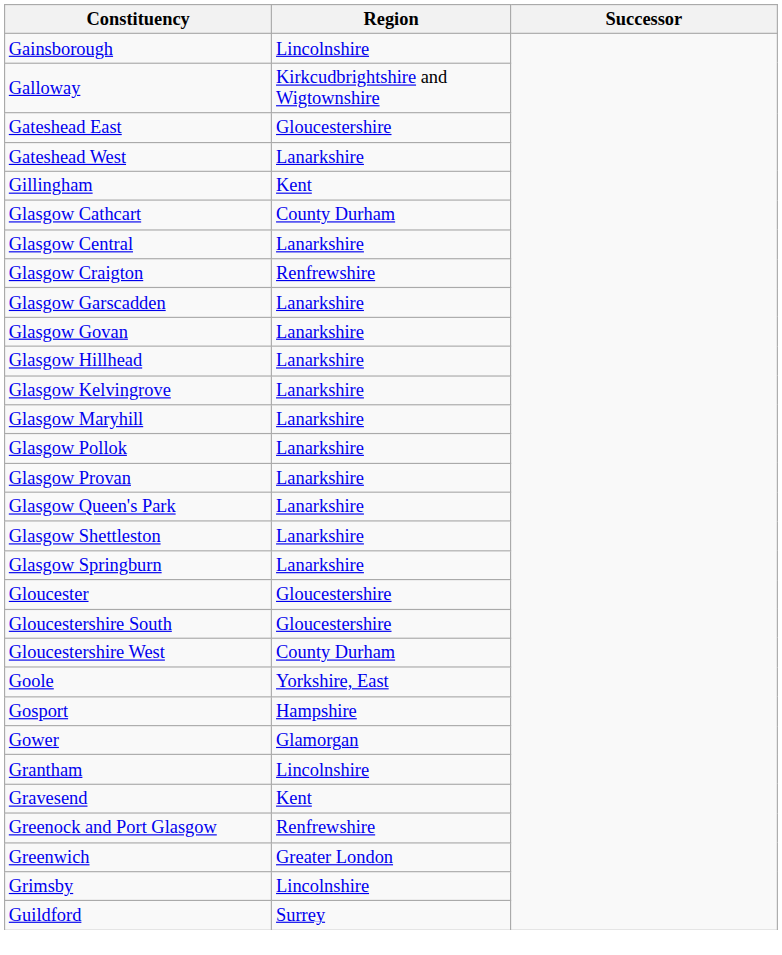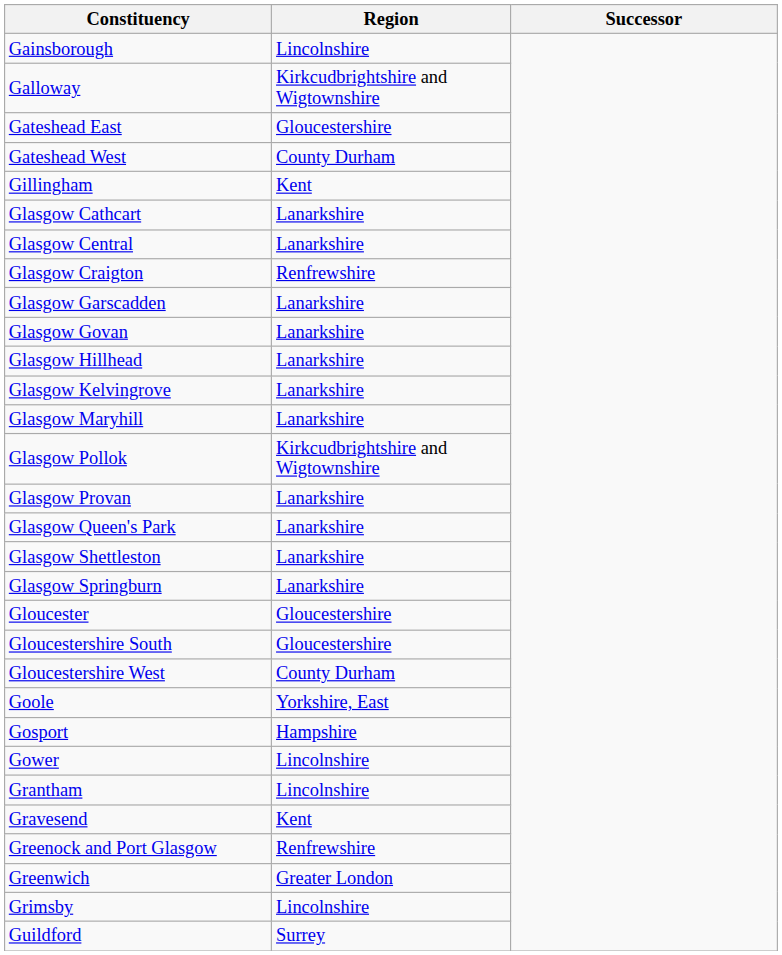(320, 156) Lanarkshire -> (336, 156) County Durham
(336, 214) County Durham -> (320, 214) Lanarkshire
(320, 448) Lanarkshire -> (362, 458) Kirkcudbrightshire and Wigtownshire
(317, 740) Glamorgan -> (323, 760) Lincolnshire
